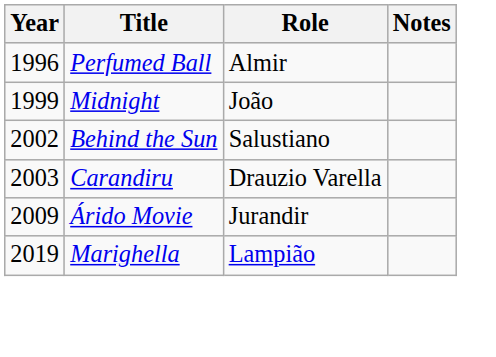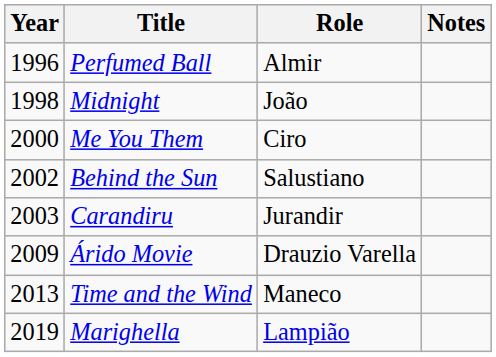(35, 100) 1999 -> (35, 100) 1998
+ row: (137, 139)
(305, 178) Drauzio Varella -> (303, 216) Jurandir
(269, 216) Jurandir -> (340, 255) Drauzio Varella
+ row: (161, 293)
